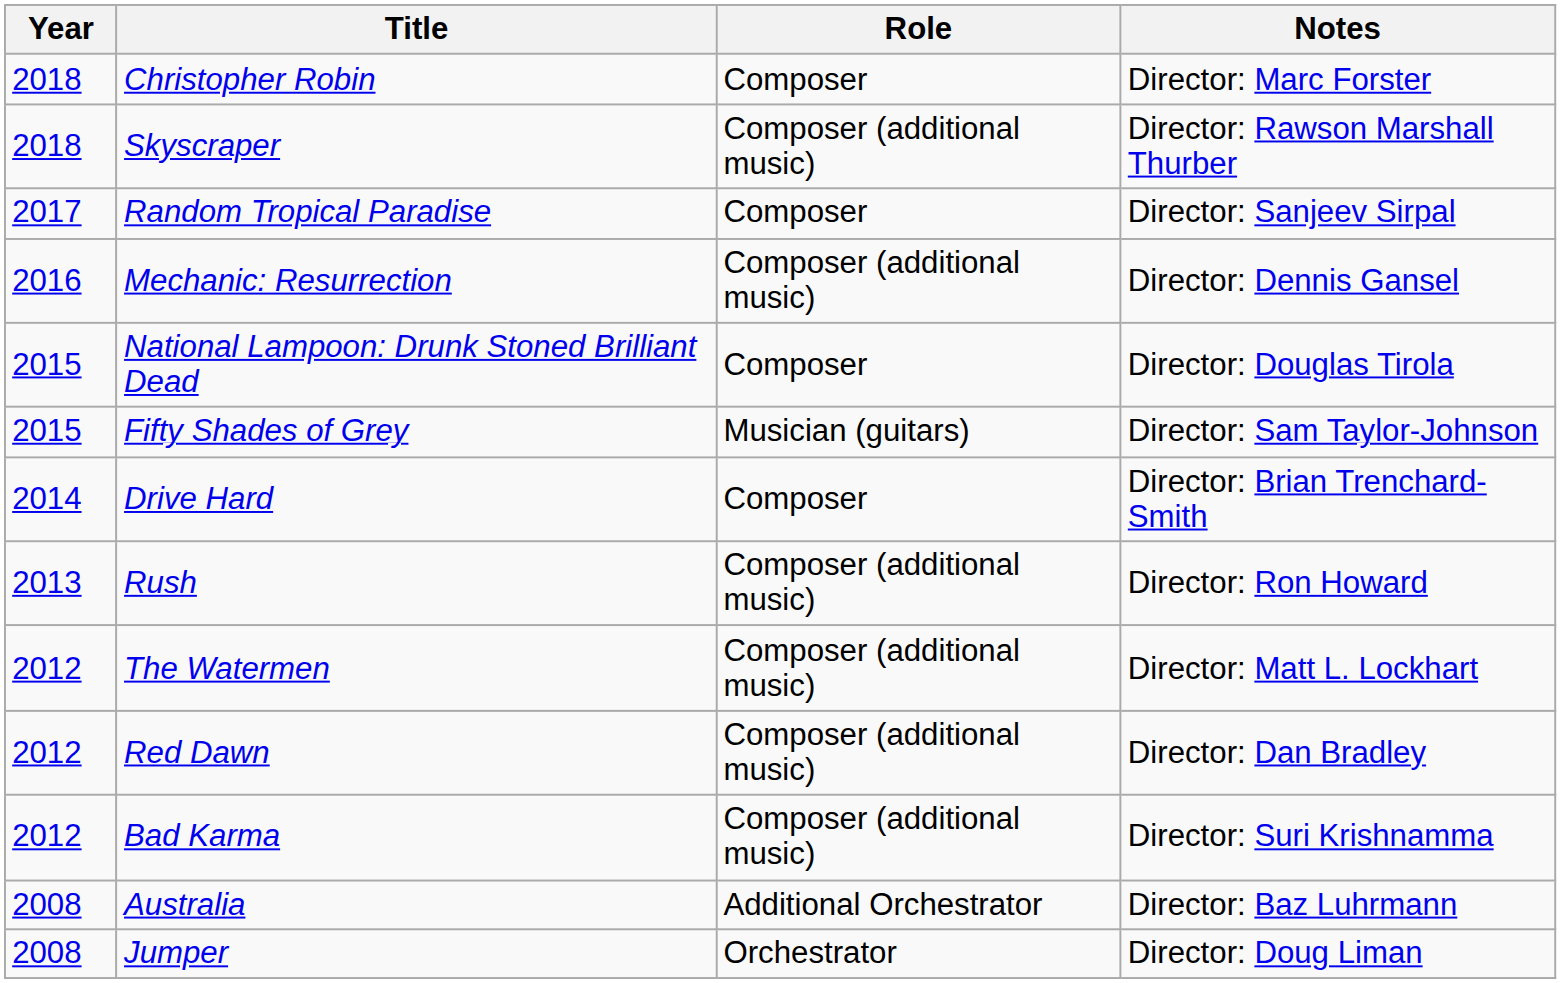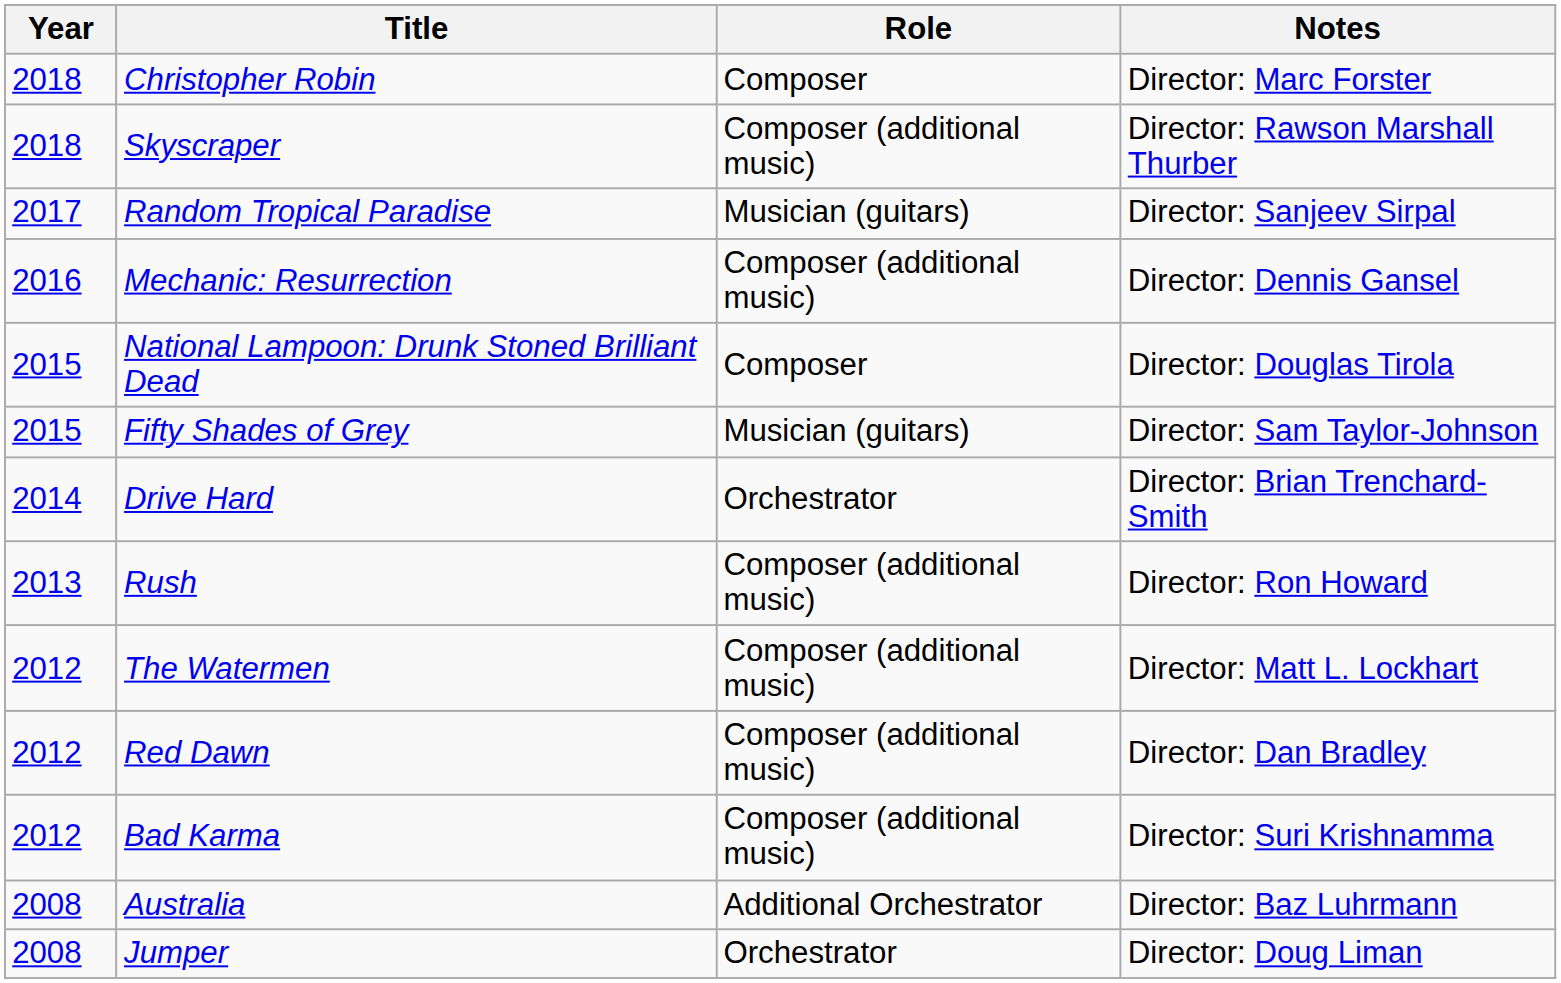(795, 212) Composer -> (847, 212) Musician (guitars)
(795, 498) Composer -> (810, 498) Orchestrator
